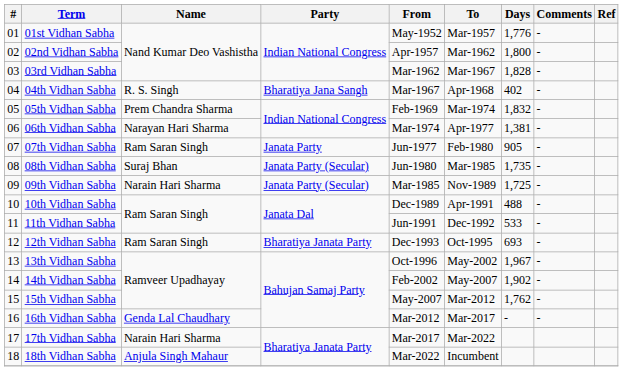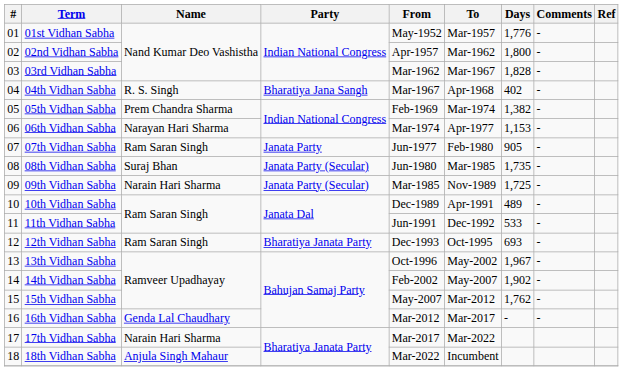(518, 109) 1,832 -> (518, 109) 1,382
(518, 128) 1,381 -> (518, 128) 1,153
(513, 204) 488 -> (513, 204) 489
